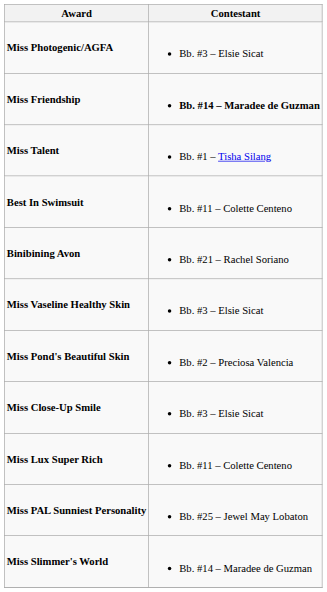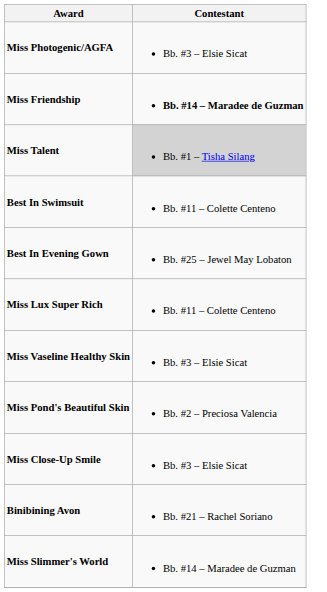(236, 157) no background -> (219, 157) lightgrey background
+ row: (58, 253)
rows swapped: (55, 459) <-> (44, 253)
- row: (77, 510)
